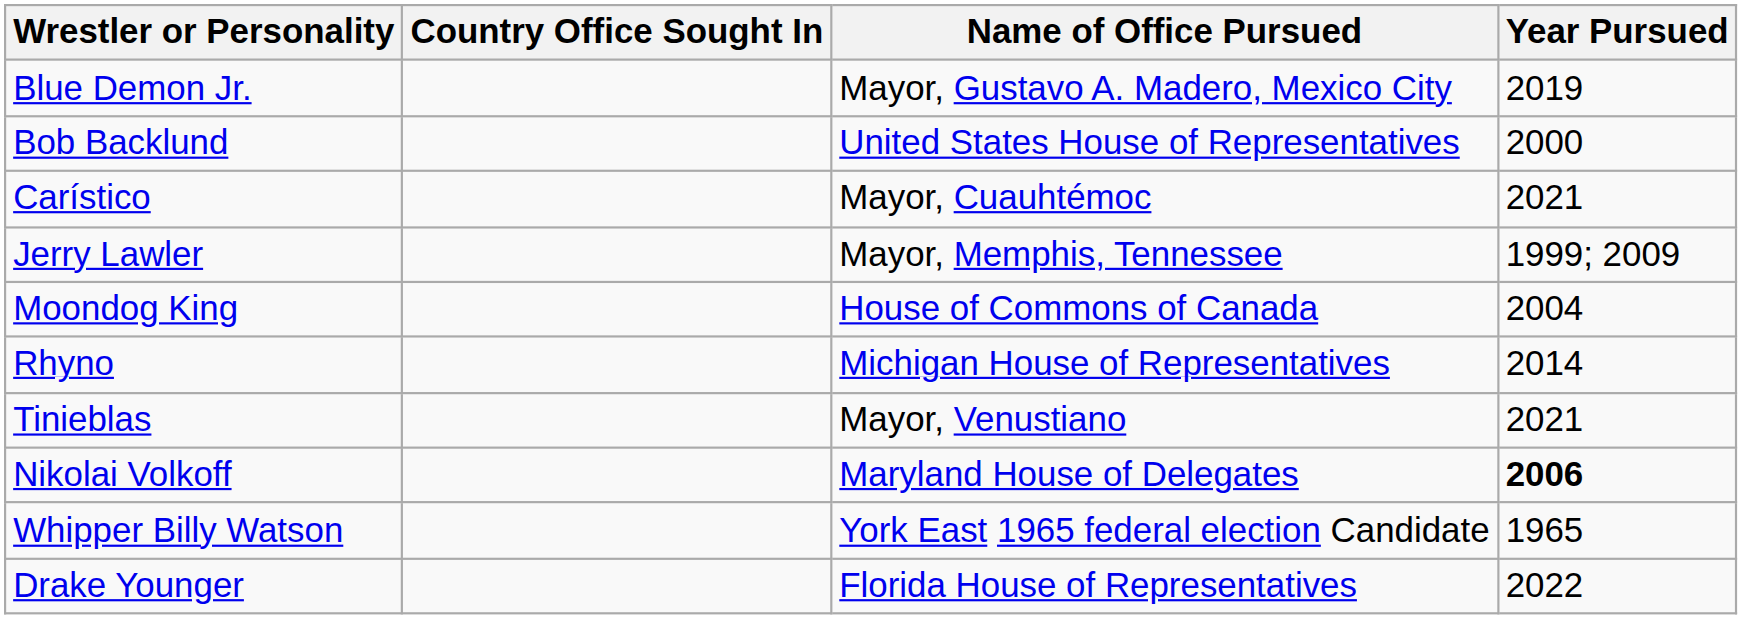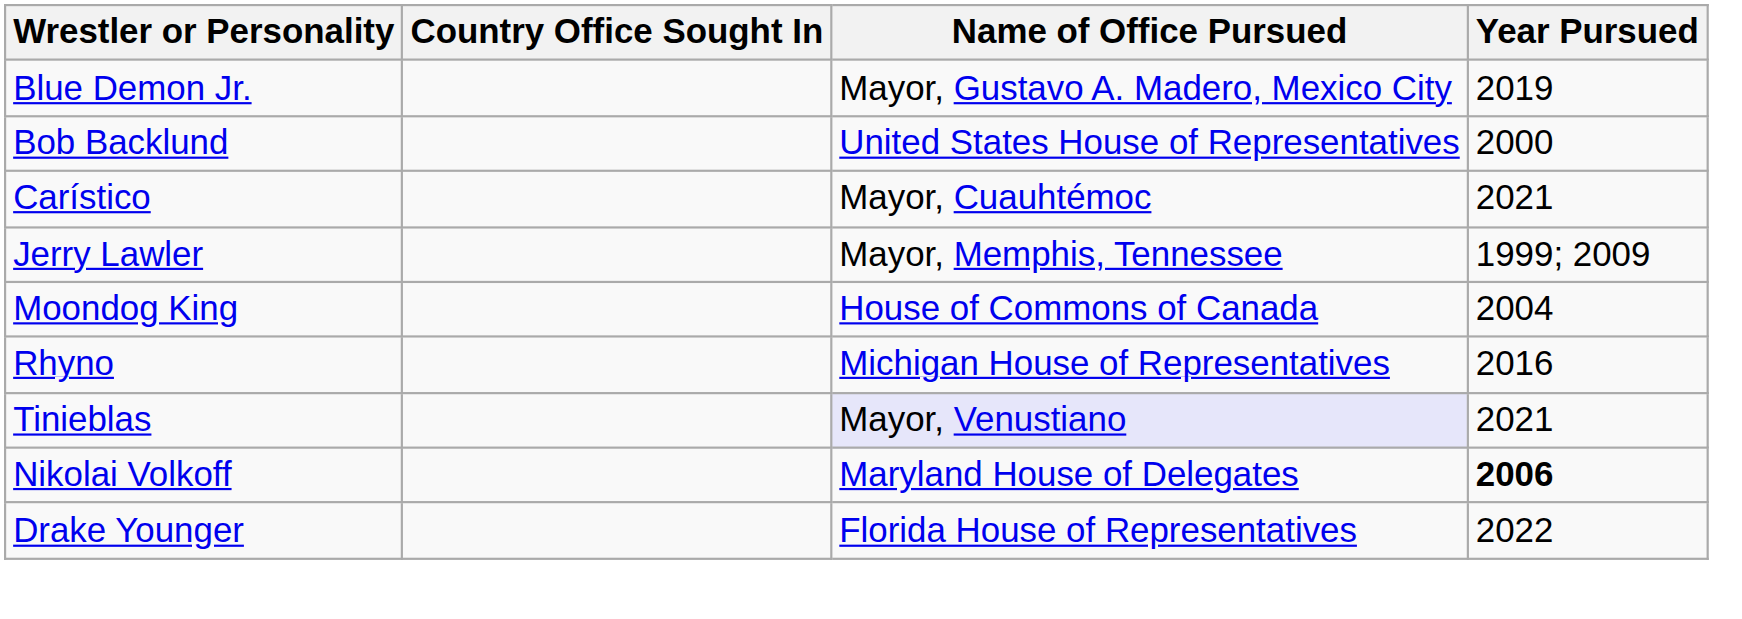(1544, 364) 2014 -> (1515, 364) 2016
(983, 419) no background -> (983, 419) lavender background
- row: (178, 530)
